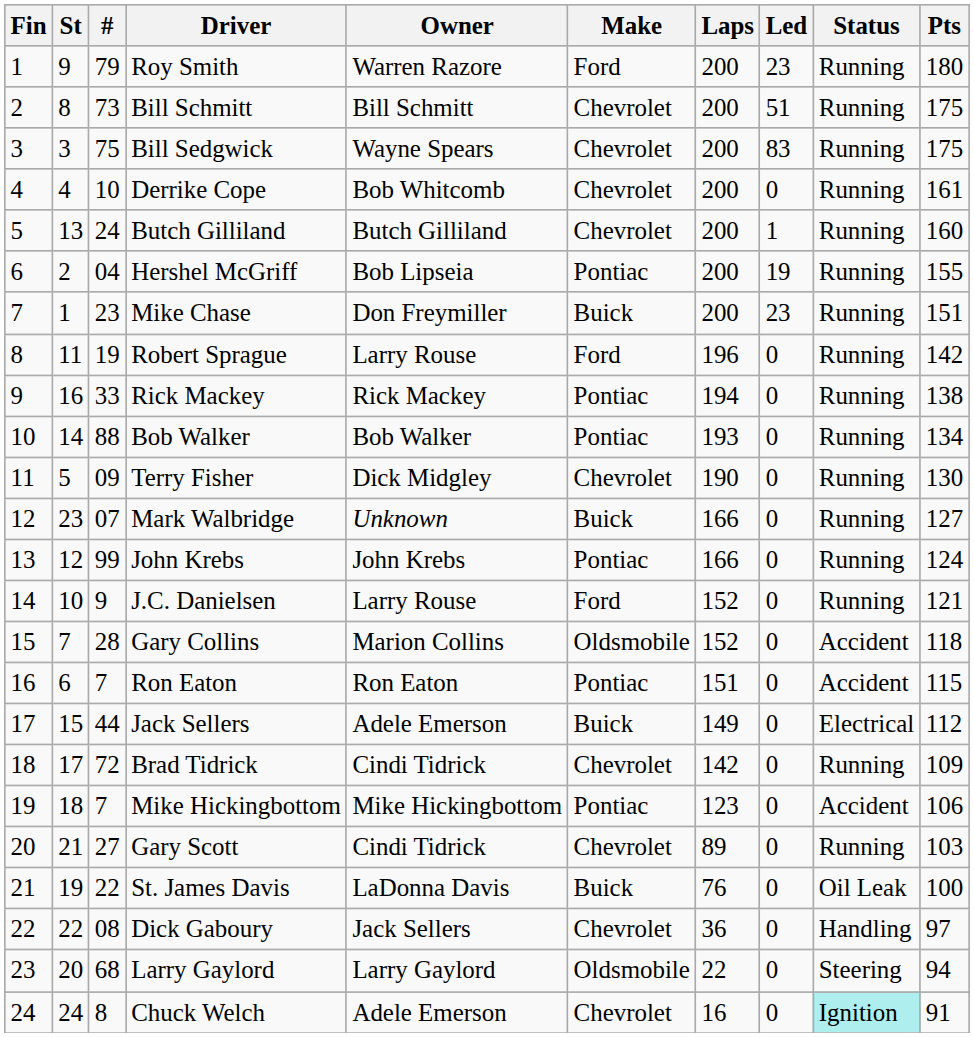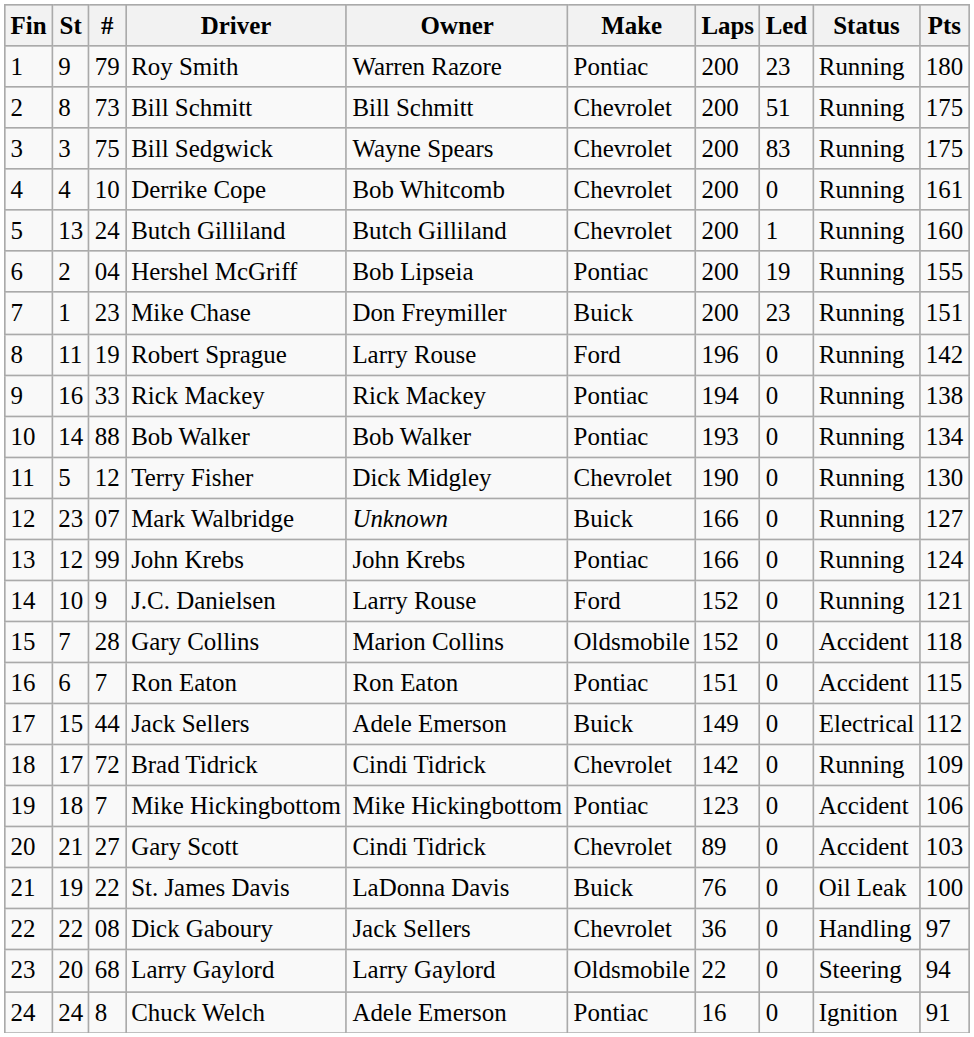(597, 66) Ford -> (611, 66) Pontiac
(107, 477) 09 -> (107, 477) 12
(862, 847) Running -> (864, 847) Accident
(623, 1011) Chevrolet -> (611, 1011) Pontiac
(858, 1011) paleturquoise background -> (858, 1011) no background
